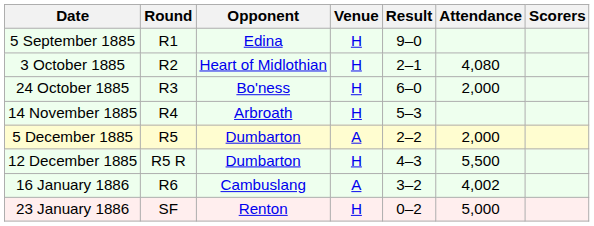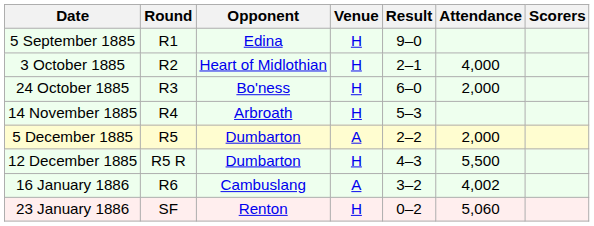(481, 64) 4,080 -> (481, 64) 4,000
(481, 209) 5,000 -> (481, 209) 5,060
